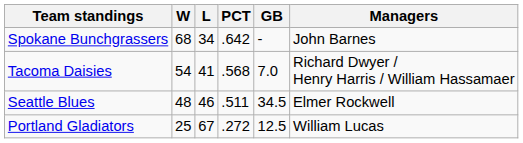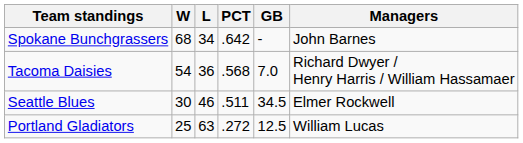(206, 71) 41 -> (206, 71) 36
(183, 102) 48 -> (183, 102) 30
(206, 126) 67 -> (206, 126) 63
